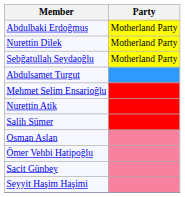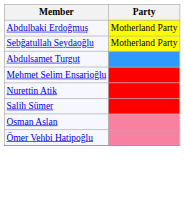- row: (34, 44)
- row: (32, 169)
- row: (47, 185)
